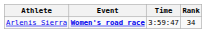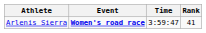(191, 22) 34 -> (191, 22) 41
